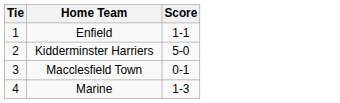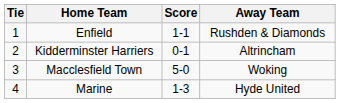+ column: (268, 13)
(181, 51) 5-0 -> (181, 51) 0-1
(181, 70) 0-1 -> (181, 70) 5-0
